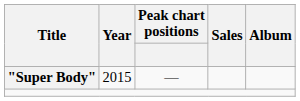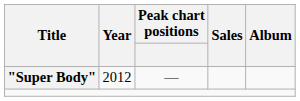(117, 77) 2015 -> (117, 77) 2012
